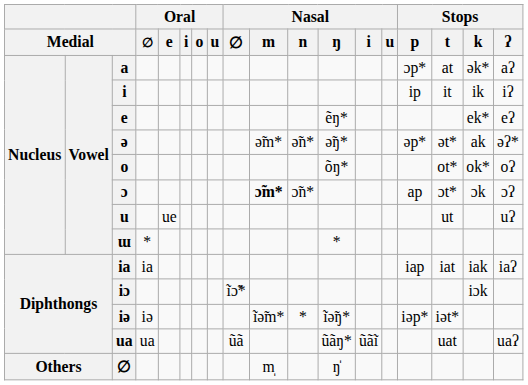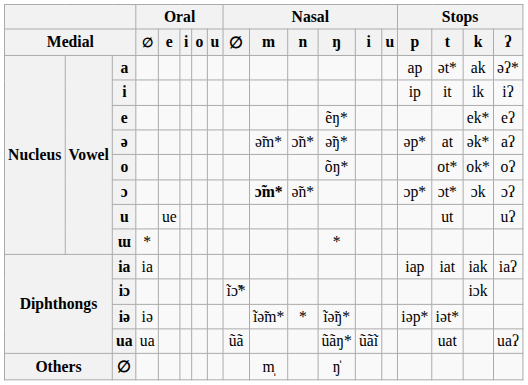(415, 67) ɔp* -> (415, 67) ap
(447, 67) at -> (447, 67) ət*
(478, 67) ək* -> (478, 67) ak
(508, 67) aʔ -> (508, 67) əʔ*
(303, 142) ə̃n* -> (303, 142) ɔ̃n*
(447, 142) ət* -> (447, 142) at
(478, 142) ak -> (478, 142) ək*
(508, 142) əʔ* -> (508, 142) aʔ
(303, 191) ɔ̃n* -> (303, 191) ə̃n*
(415, 191) ap -> (415, 191) ɔp*
